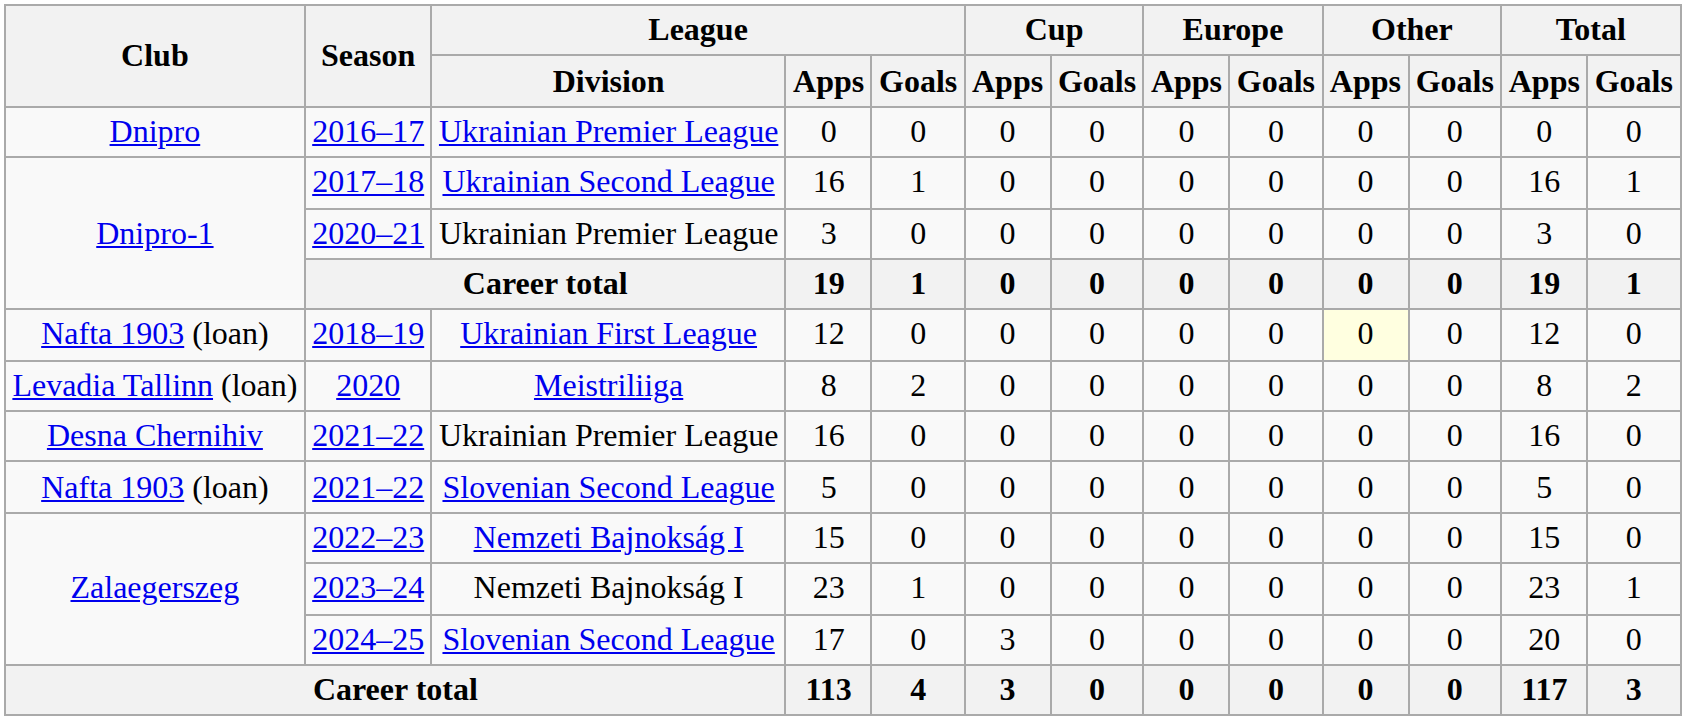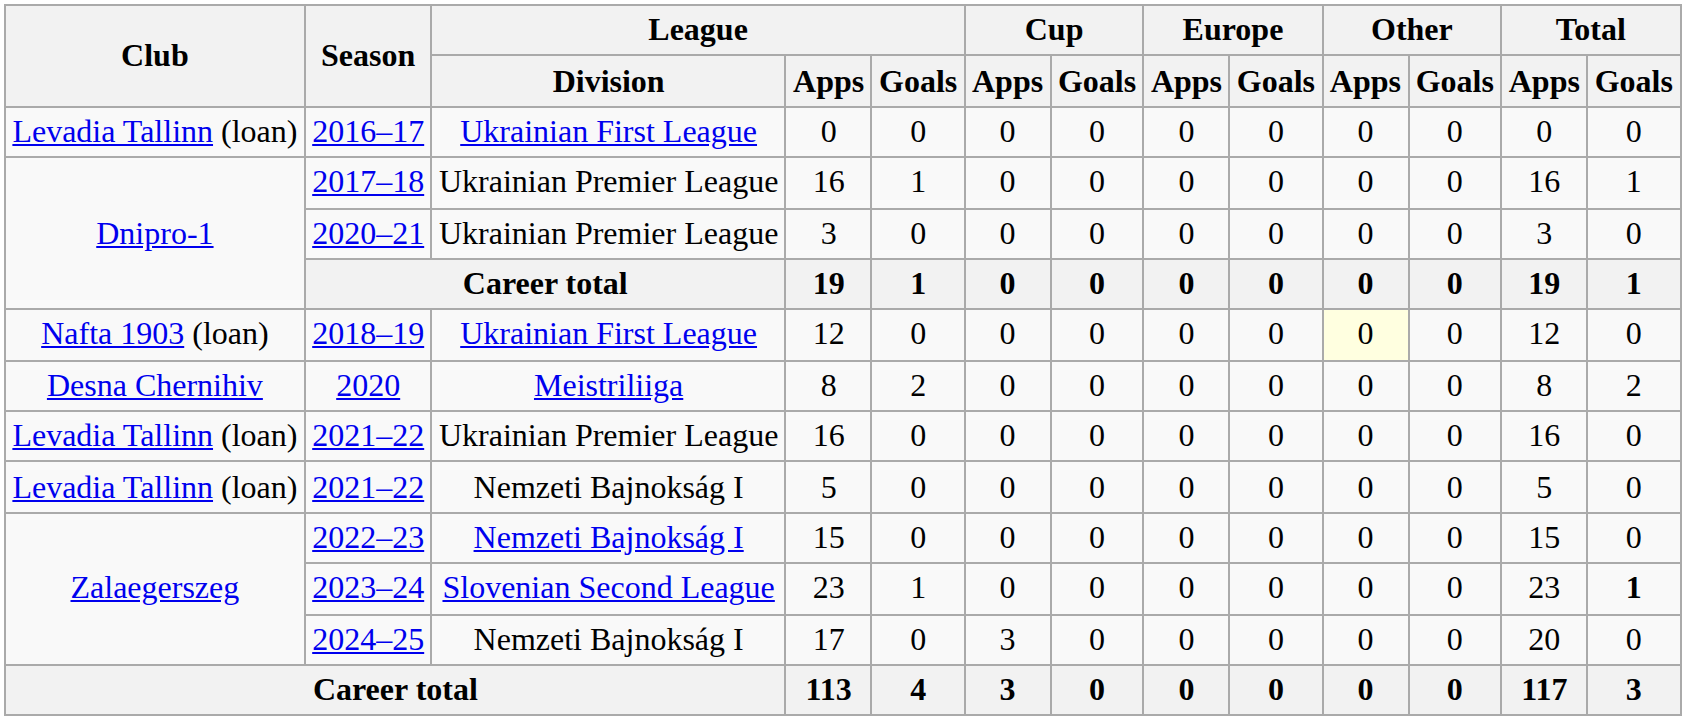(155, 131) Dnipro -> (155, 131) Levadia Tallinn (loan)
(609, 131) Ukrainian Premier League -> (609, 131) Ukrainian First League
(609, 182) Ukrainian Second League -> (609, 182) Ukrainian Premier League
(155, 385) Levadia Tallinn (loan) -> (155, 385) Desna Chernihiv
(155, 435) Desna Chernihiv -> (155, 435) Levadia Tallinn (loan)
(155, 486) Nafta 1903 (loan) -> (155, 486) Levadia Tallinn (loan)
(609, 486) Slovenian Second League -> (609, 486) Nemzeti Bajnokság I
(609, 588) Nemzeti Bajnokság I -> (609, 588) Slovenian Second League
(1634, 588) normal -> (1634, 588) bold
(609, 638) Slovenian Second League -> (609, 638) Nemzeti Bajnokság I
